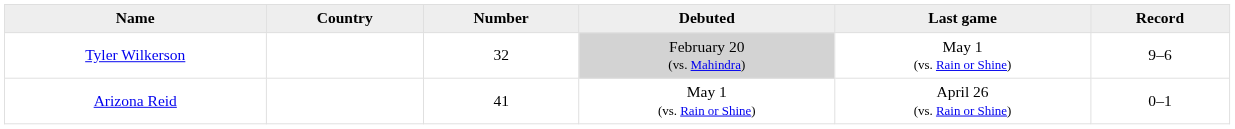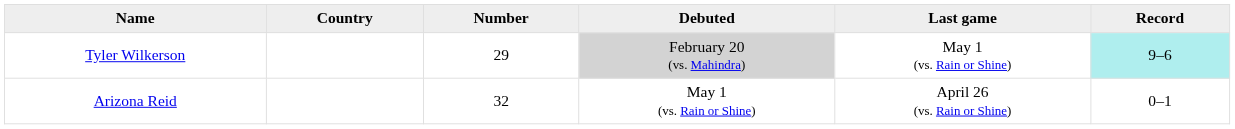(501, 55) 32 -> (501, 55) 29
(1160, 55) no background -> (1160, 55) paleturquoise background
(501, 101) 41 -> (501, 101) 32
